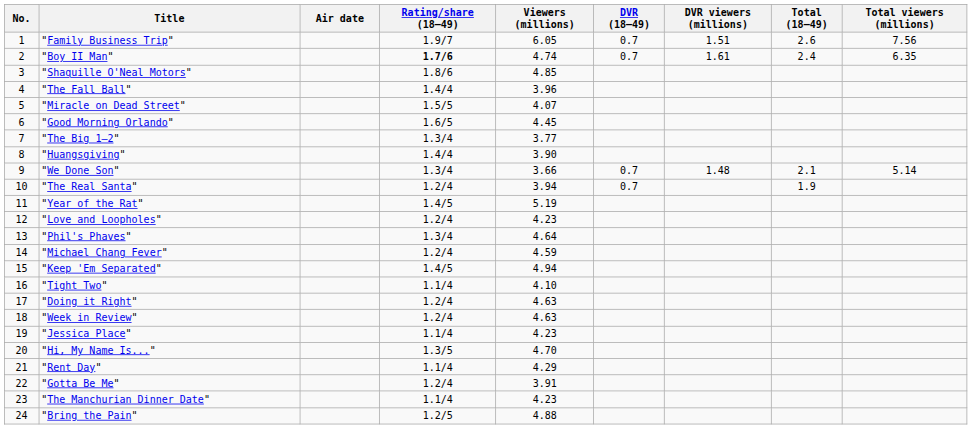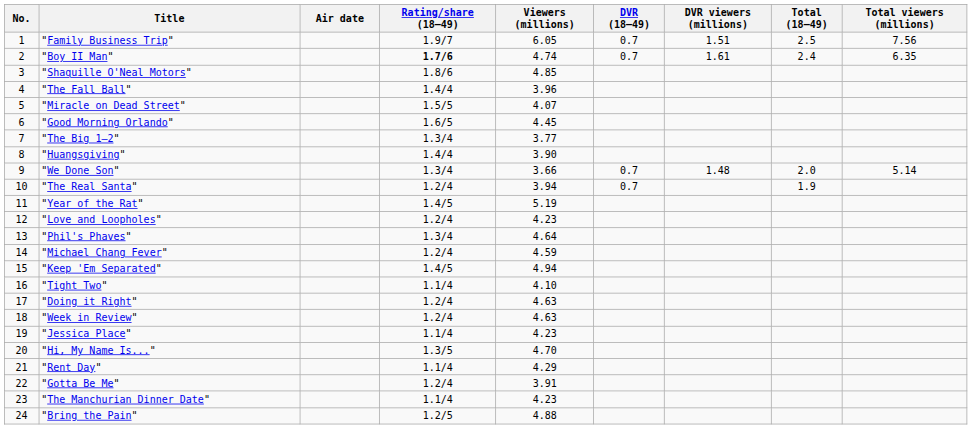(807, 40) 2.6 -> (807, 40) 2.5
(807, 171) 2.1 -> (807, 171) 2.0
